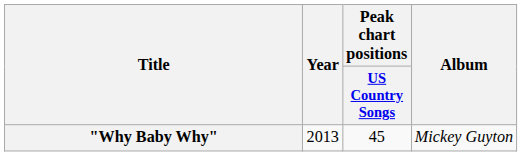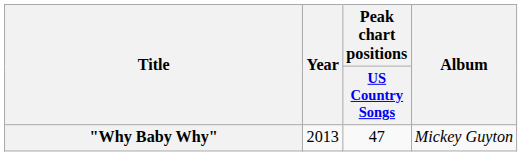(377, 137) 45 -> (377, 137) 47
